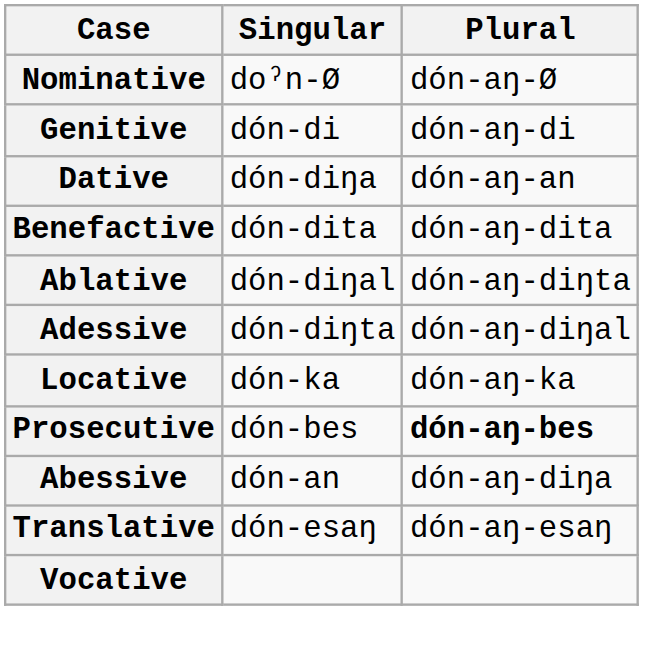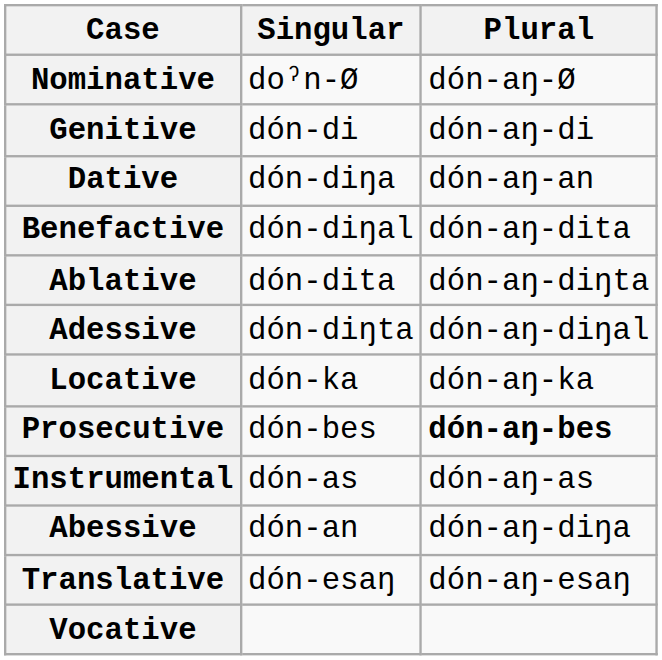(303, 230) dón-dita -> (331, 230) dón-diŋal
(312, 280) dón-diŋal -> (322, 280) dón-dita
+ row: (123, 480)
